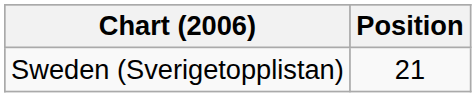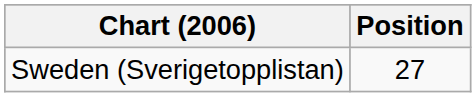(410, 69) 21 -> (410, 69) 27
